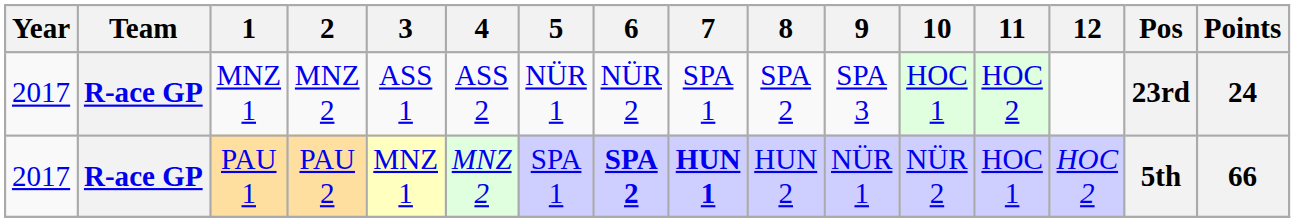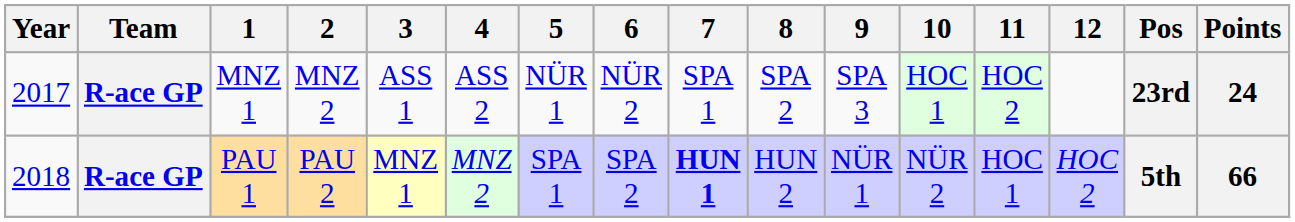(41, 175) 2017 -> (41, 175) 2018
(631, 175) bold -> (631, 175) normal
